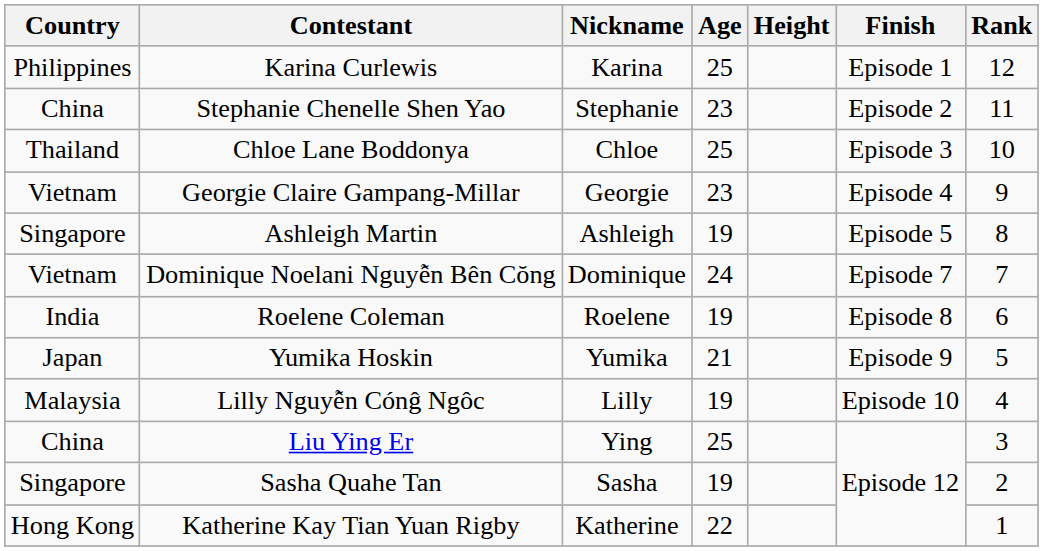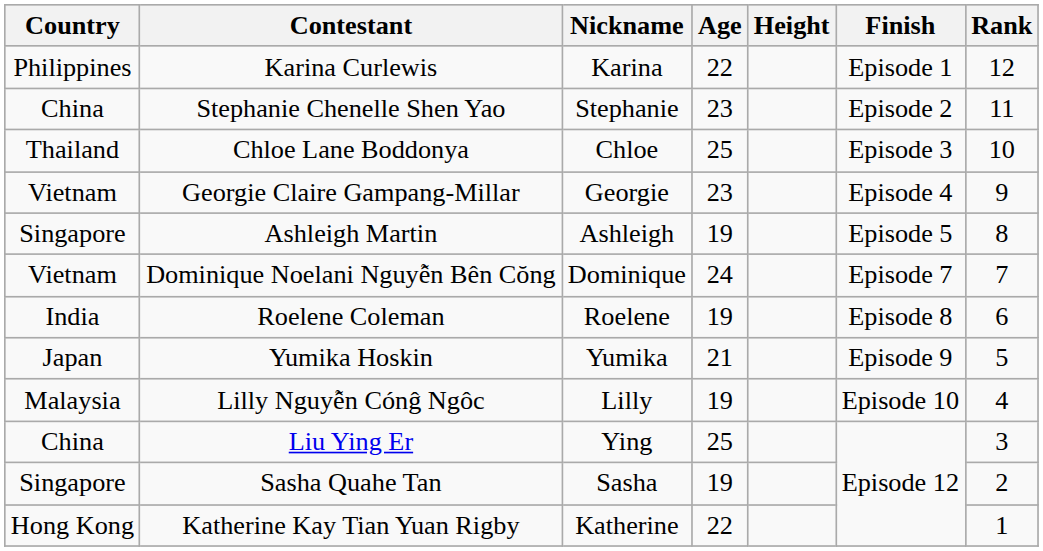(720, 66) 25 -> (720, 66) 22
